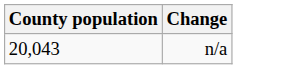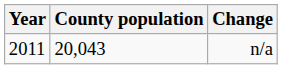+ column: (27, 19)
